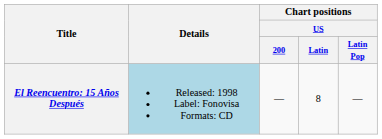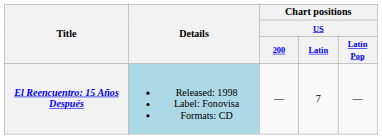(318, 98) 8 -> (318, 98) 7
